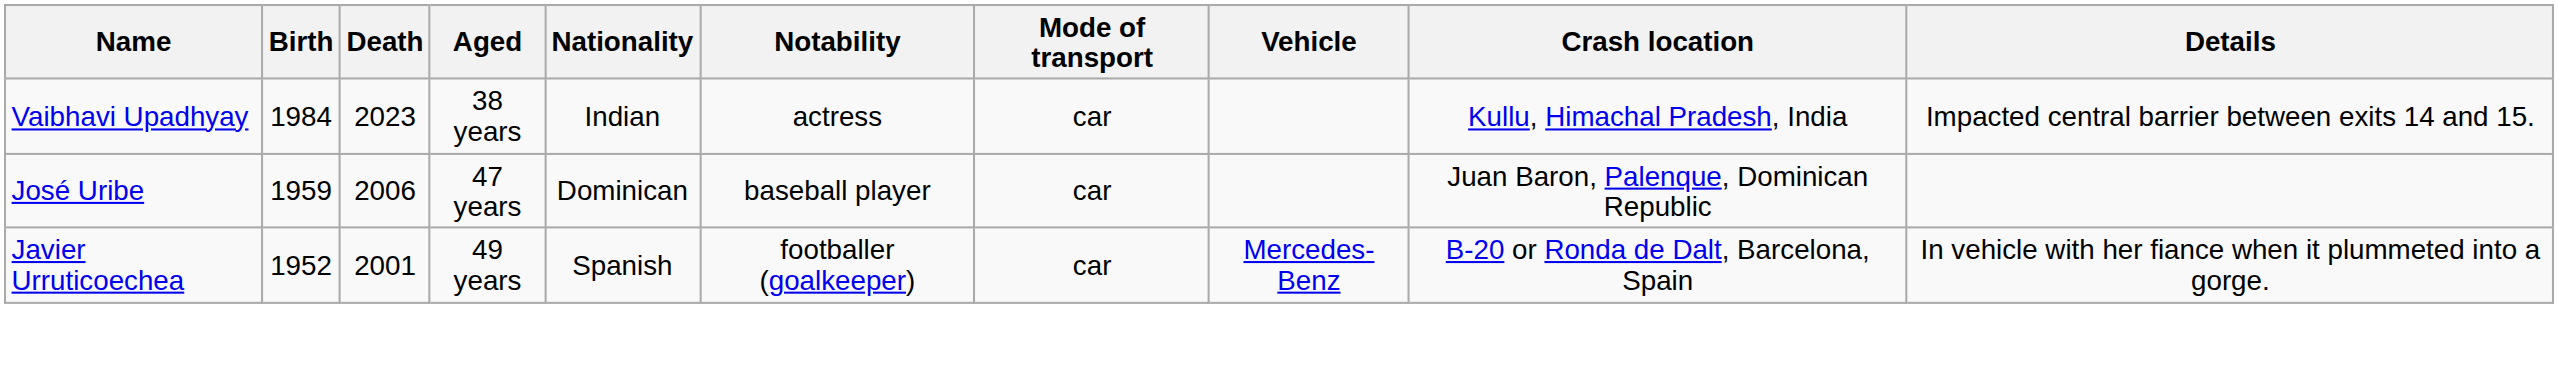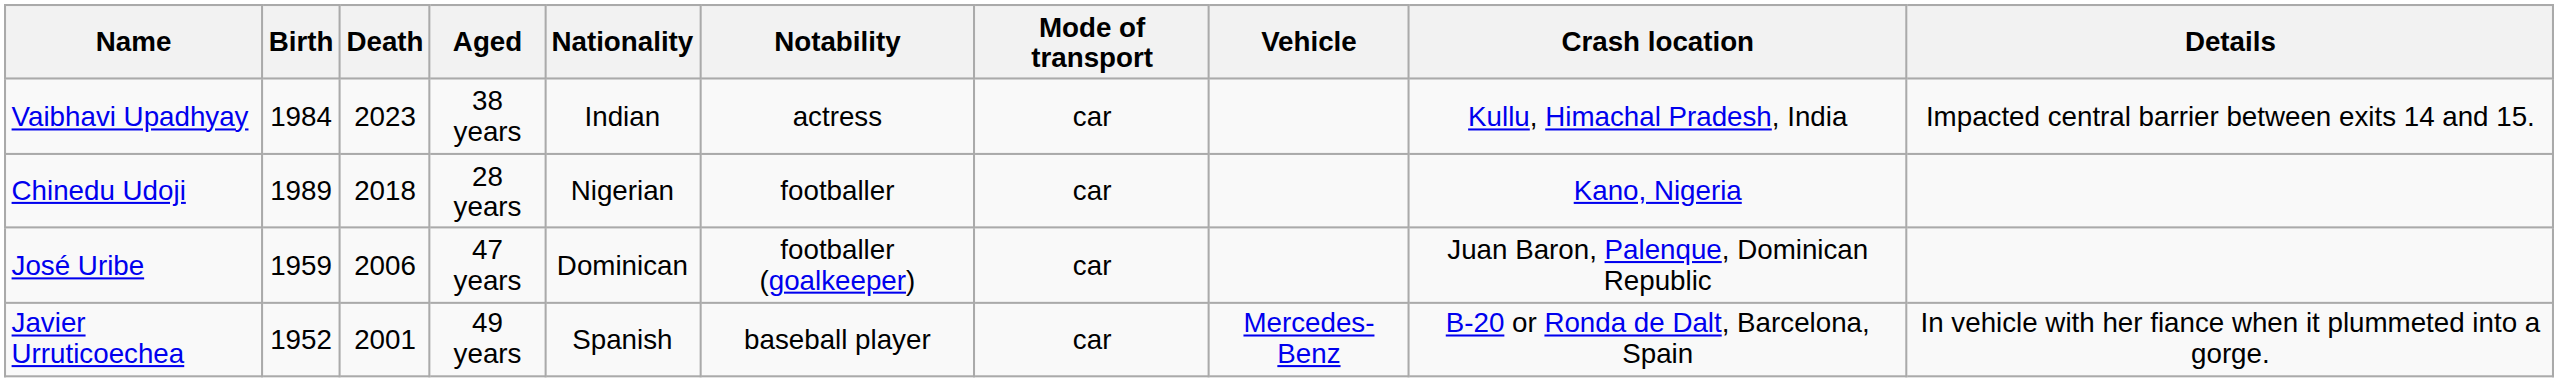+ row: (99, 190)
(837, 190) baseball player -> (837, 265) footballer (goalkeeper)
(837, 265) footballer (goalkeeper) -> (837, 339) baseball player
